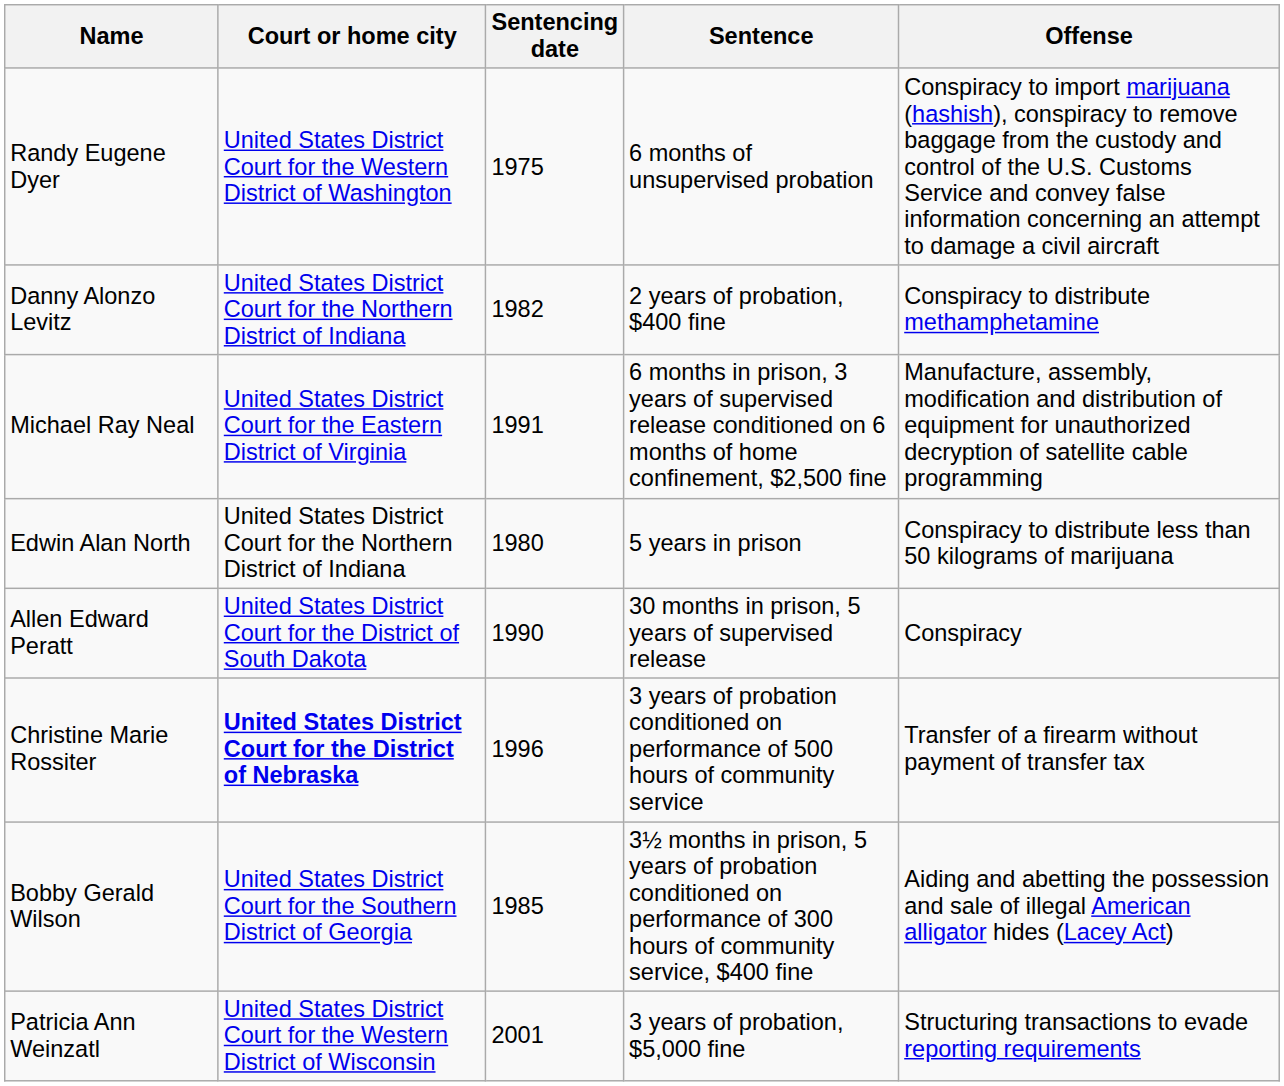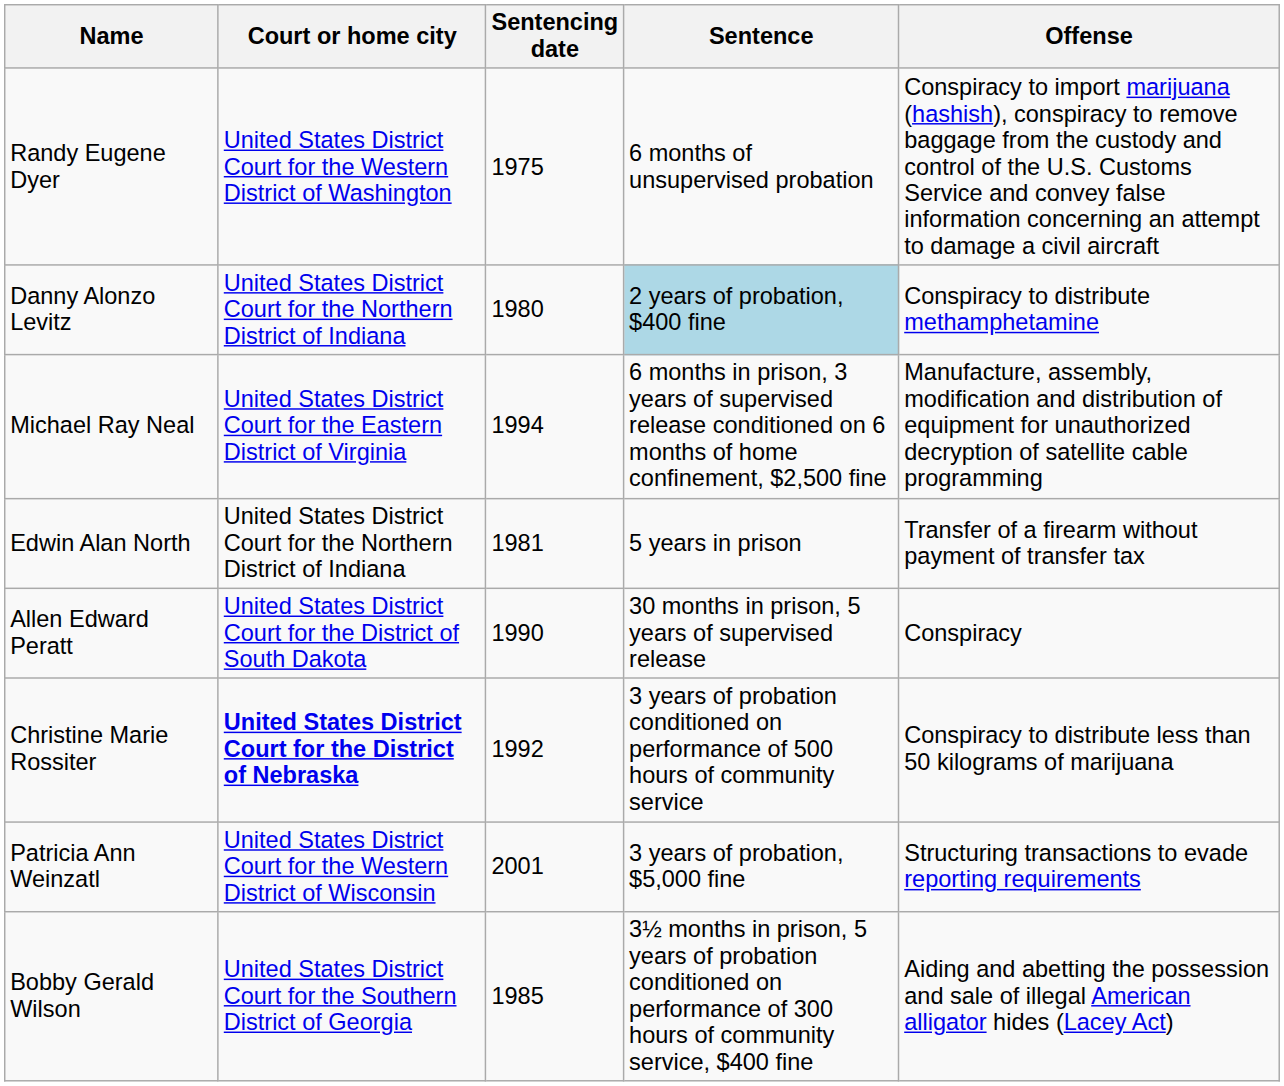(518, 309) 1982 -> (518, 309) 1980
(736, 309) no background -> (736, 309) lightblue background
(518, 426) 1991 -> (518, 426) 1994
(518, 542) 1980 -> (518, 542) 1981
(1077, 542) Conspiracy to distribute less than 50 kilograms of marijuana -> (1051, 542) Transfer of a firearm without payment of transfer tax
(518, 749) 1996 -> (518, 749) 1992
(1051, 749) Transfer of a firearm without payment of transfer tax -> (1077, 749) Conspiracy to distribute less than 50 kilograms of marijuana
rows swapped: (73, 1035) <-> (82, 906)
